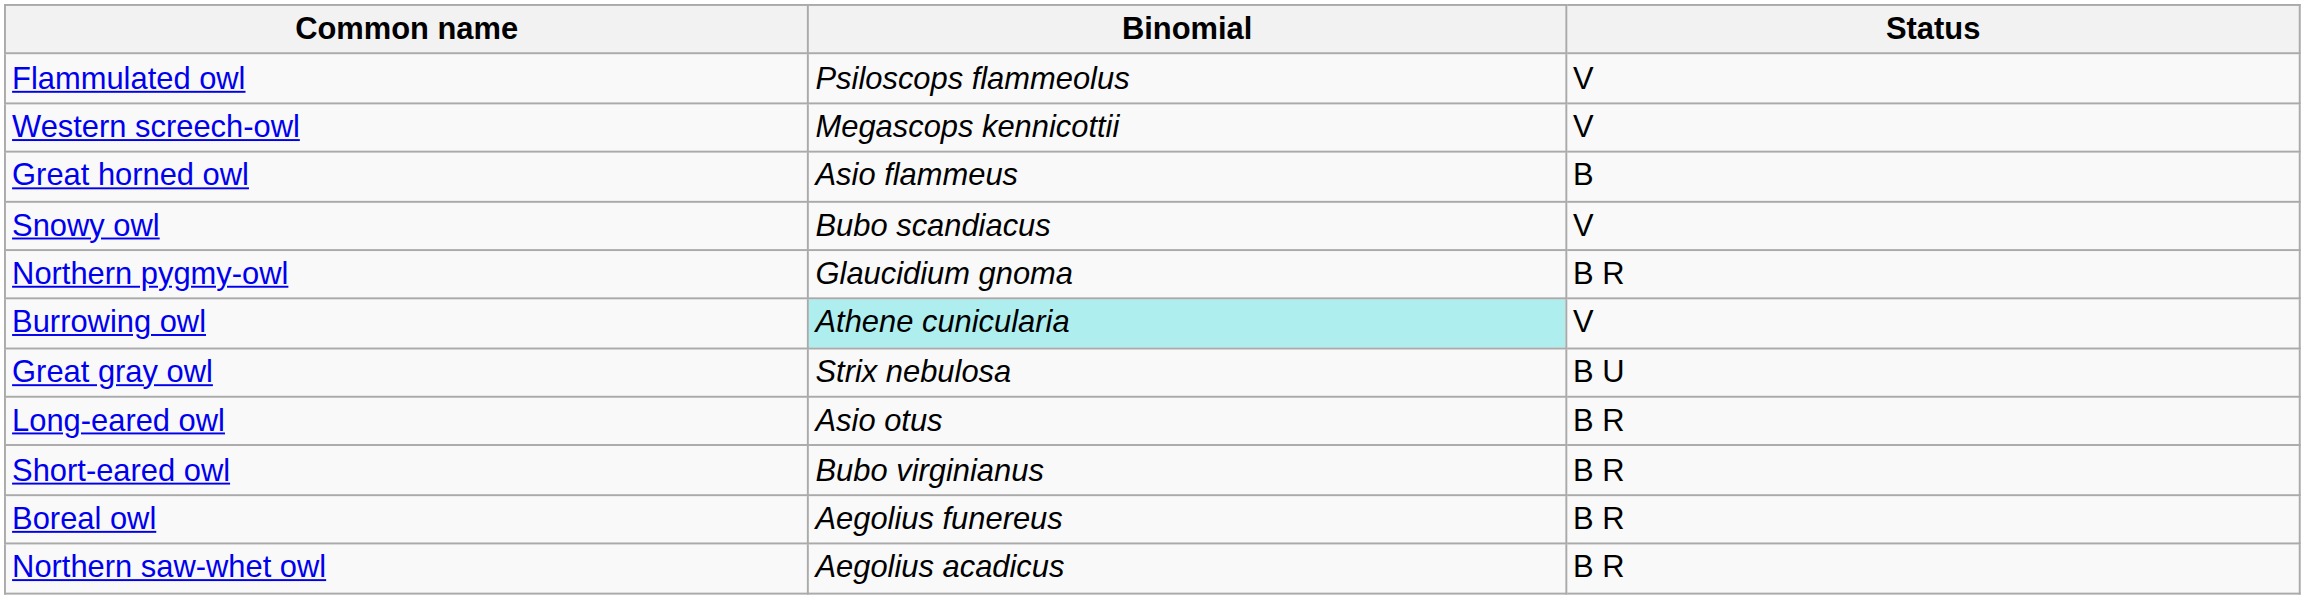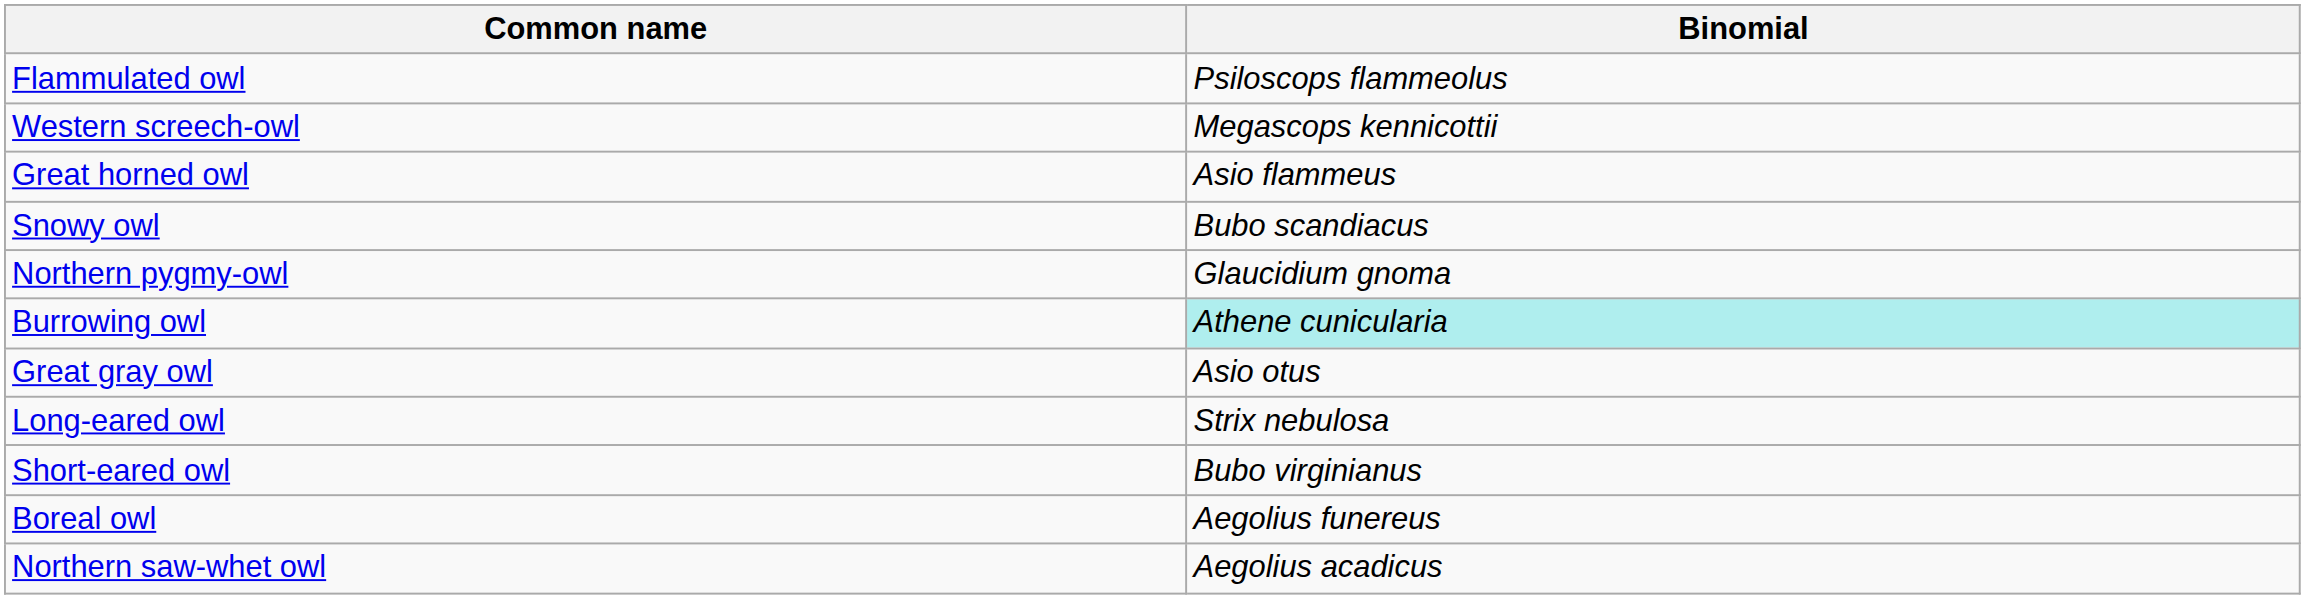- column: (1933, 28)
(913, 371) Strix nebulosa -> (1257, 371) Asio otus
(879, 420) Asio otus -> (1291, 420) Strix nebulosa
